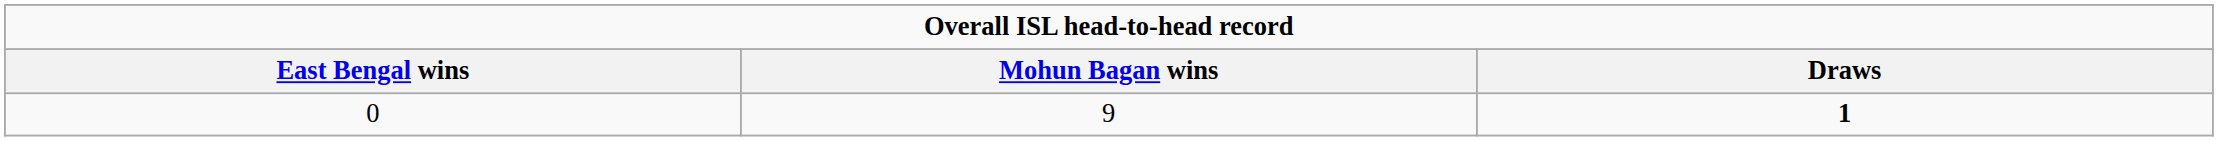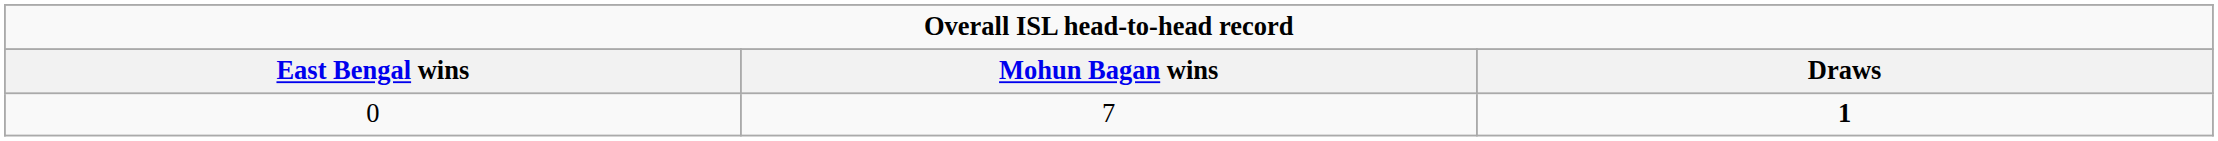(1109, 114) 9 -> (1109, 114) 7
